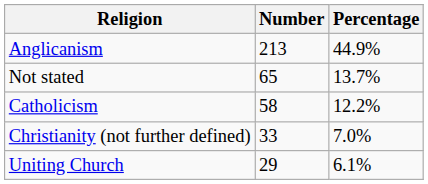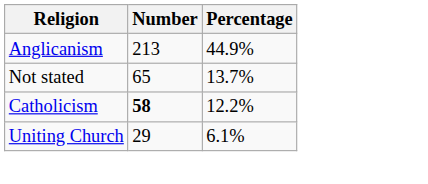(268, 106) normal -> (141, 106) bold
- row: (130, 135)
